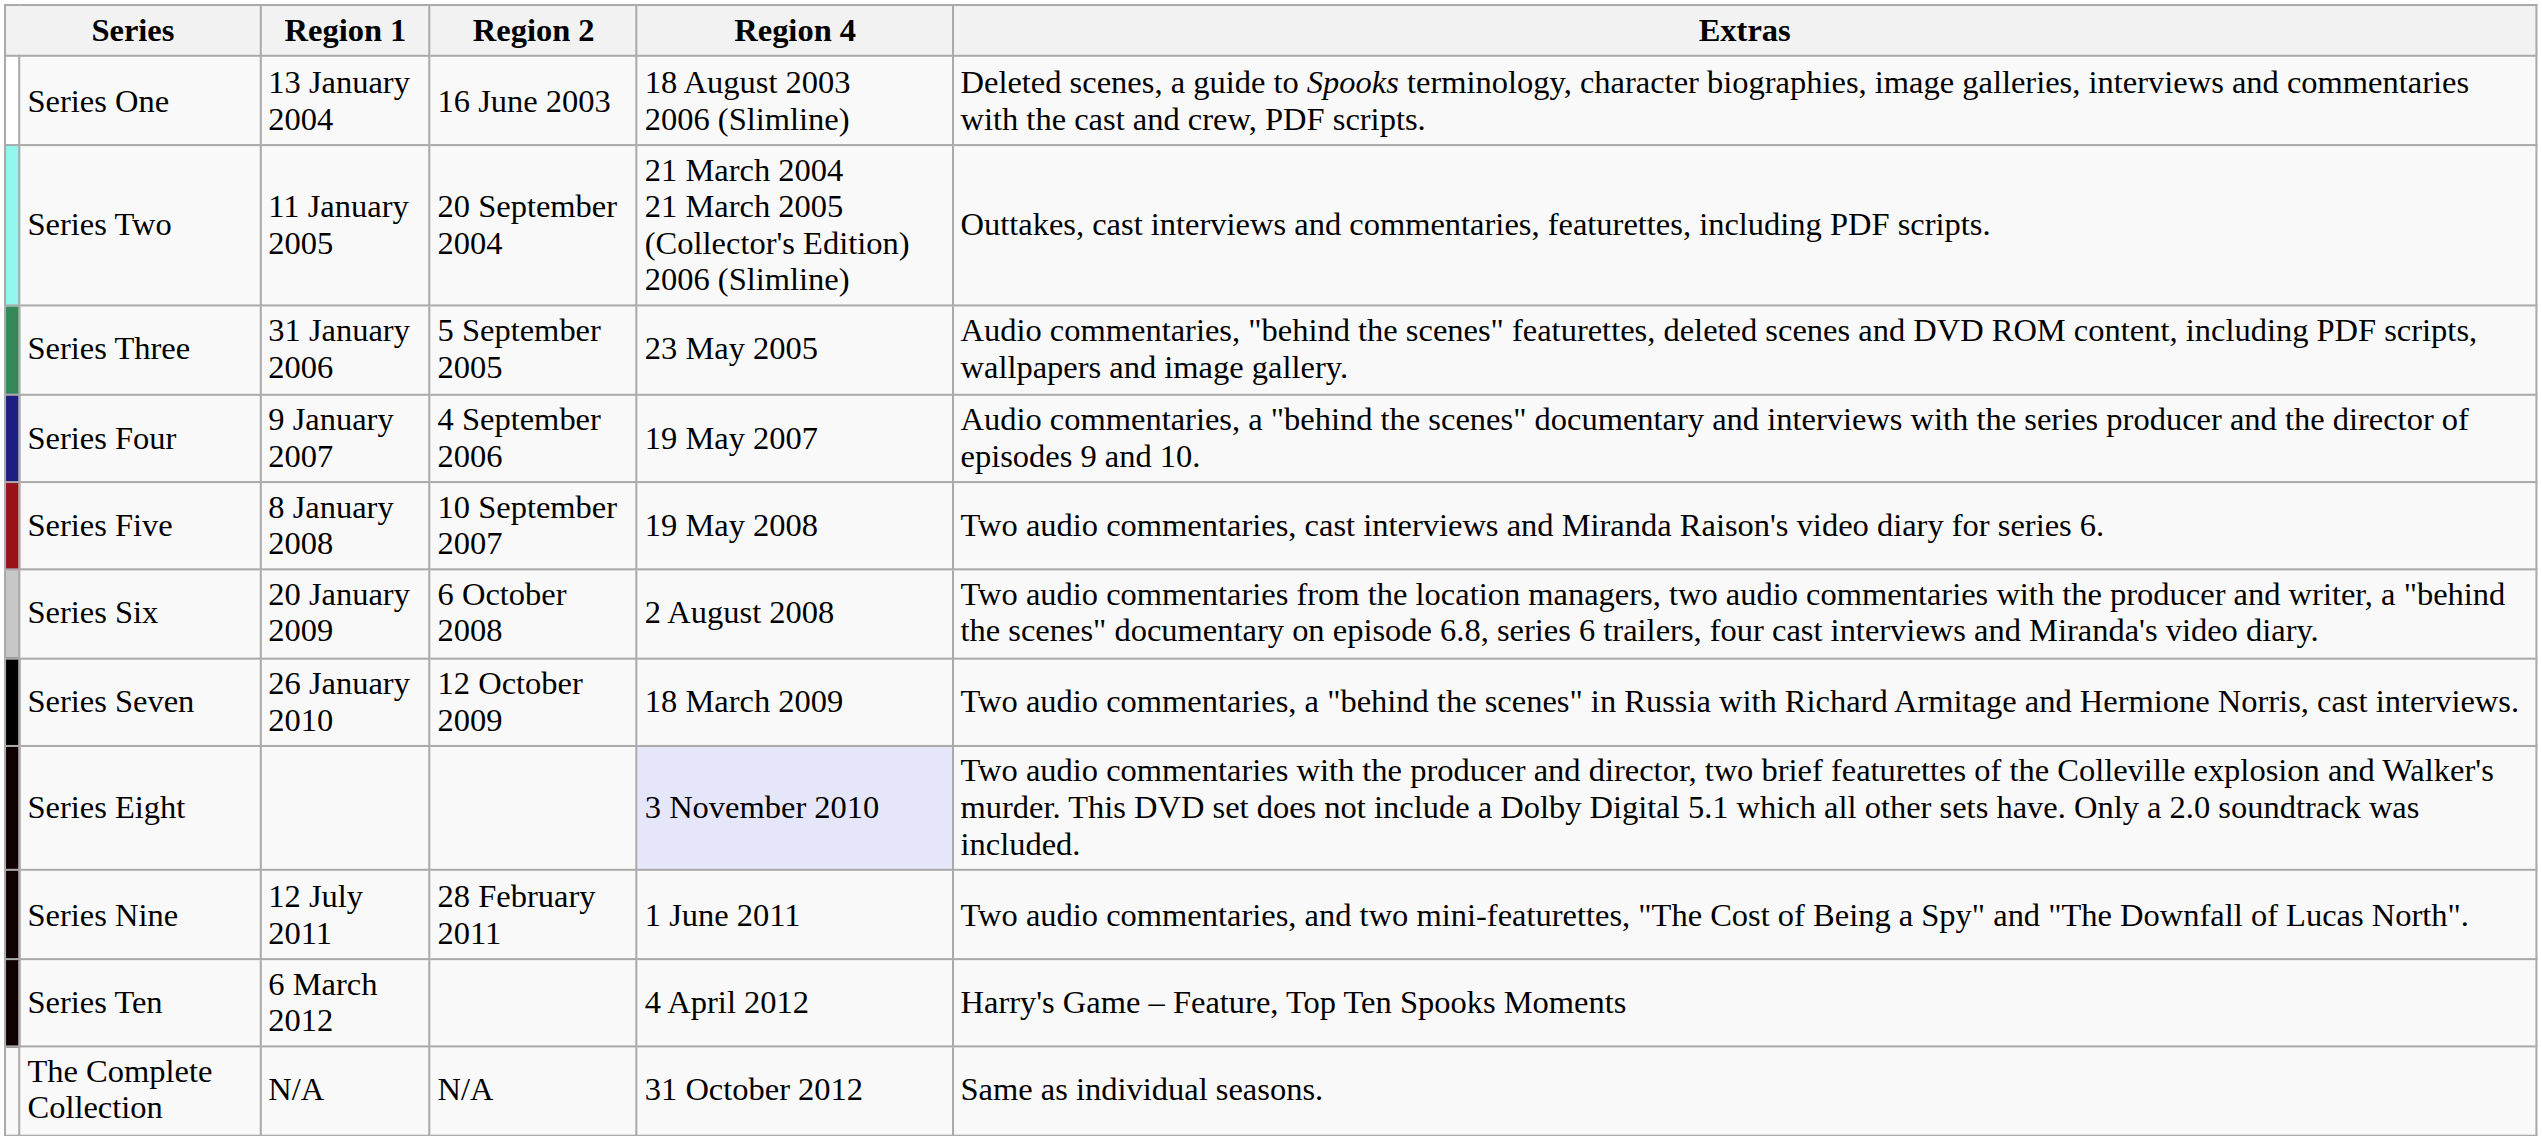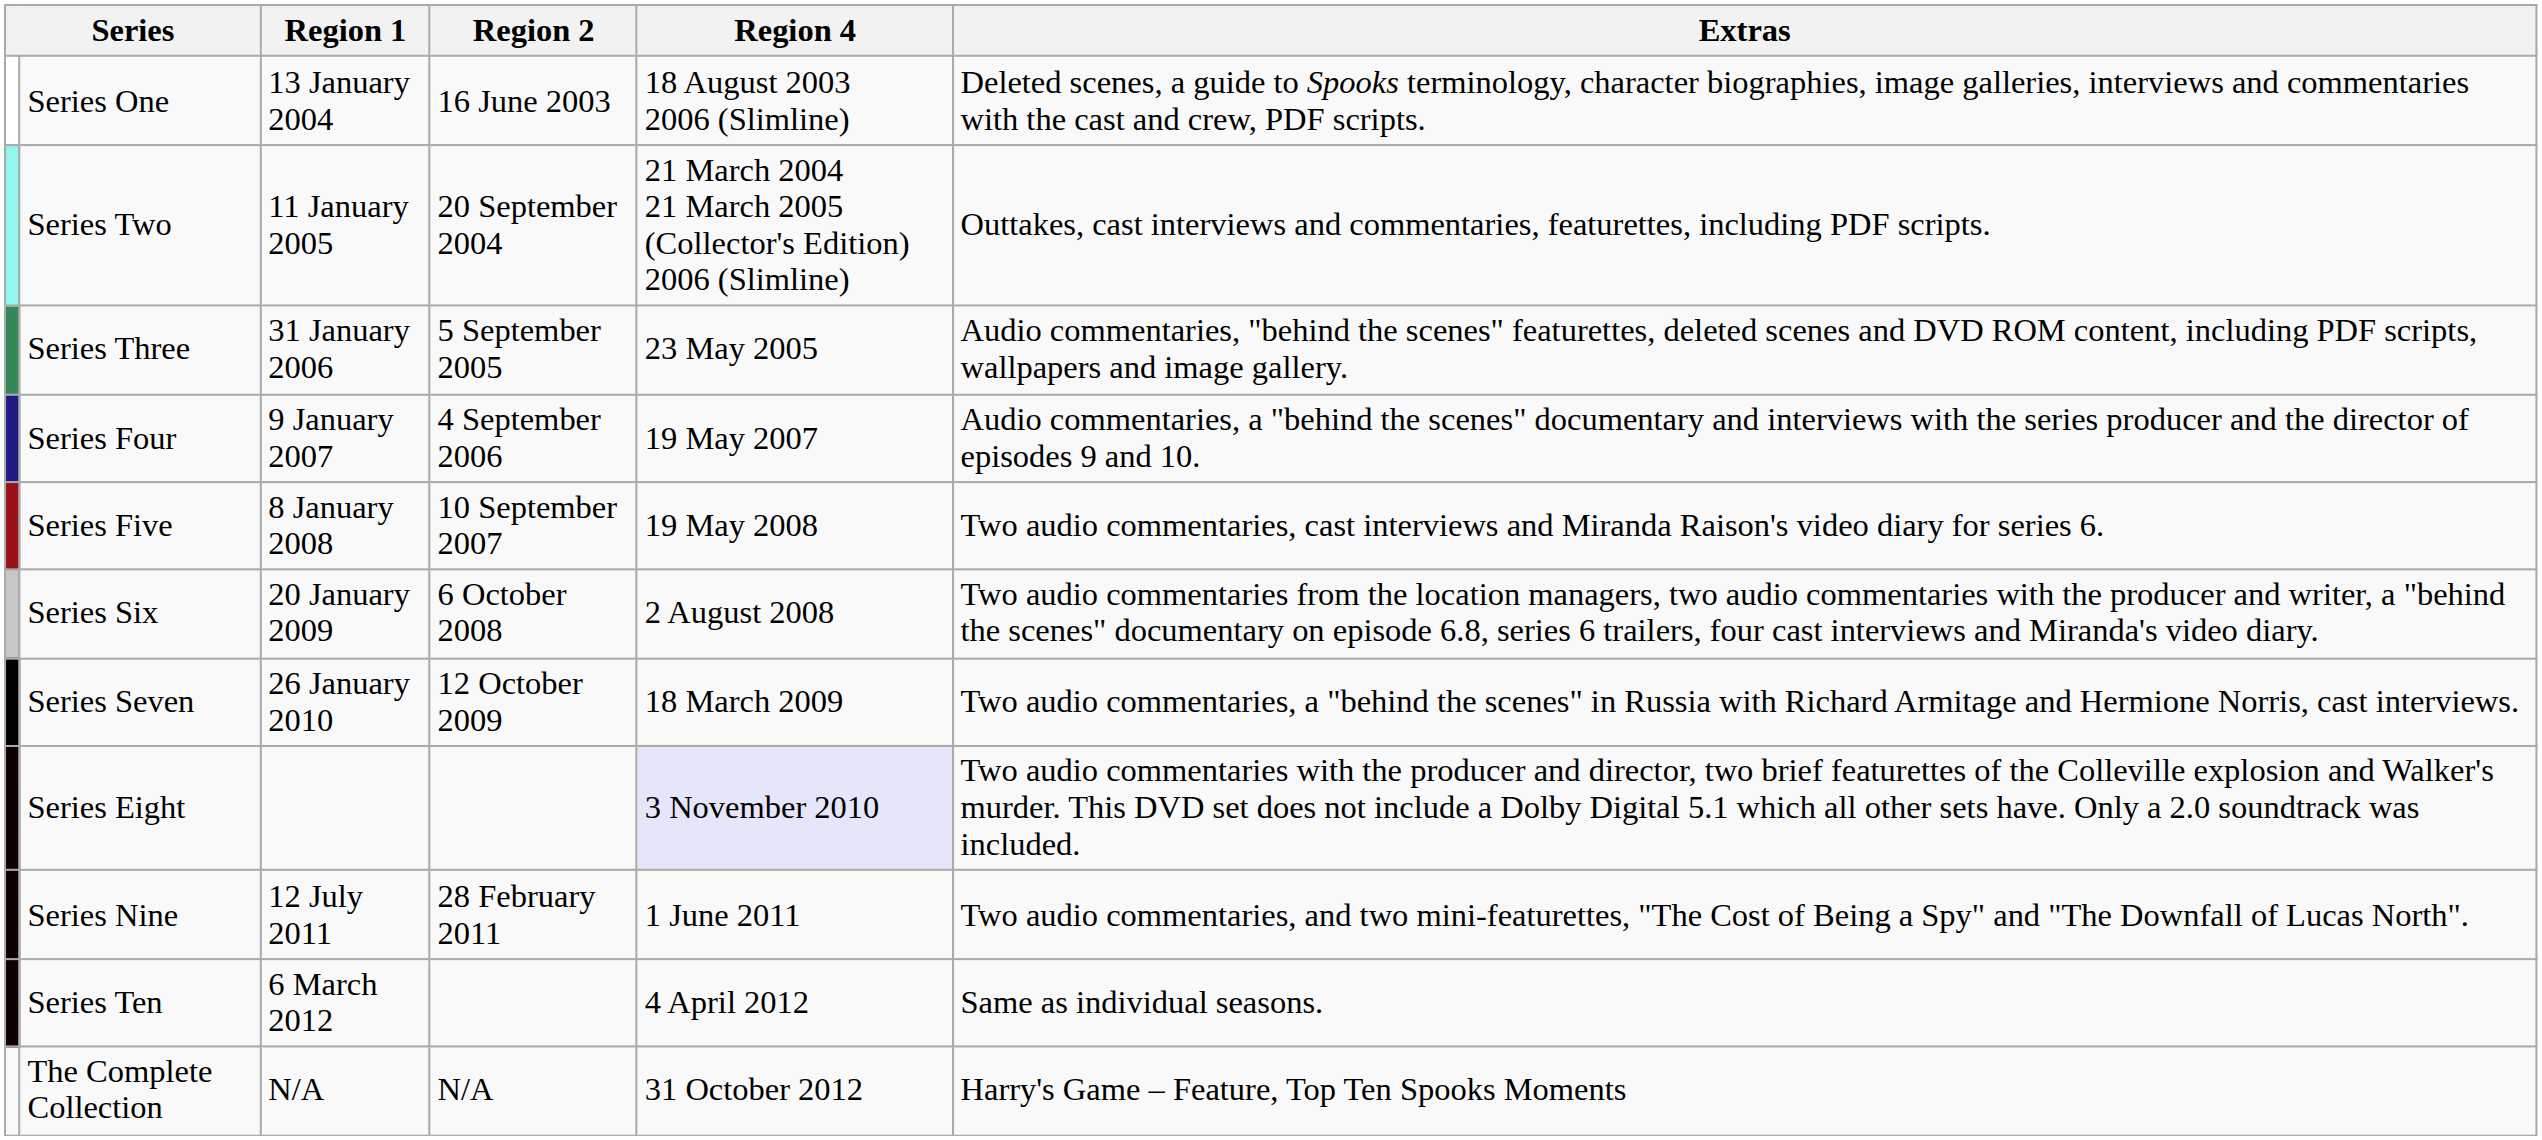(1293, 1002) Harry's Game – Feature, Top Ten Spooks Moments -> (1142, 1002) Same as individual seasons.
(1142, 1090) Same as individual seasons. -> (1293, 1090) Harry's Game – Feature, Top Ten Spooks Moments
